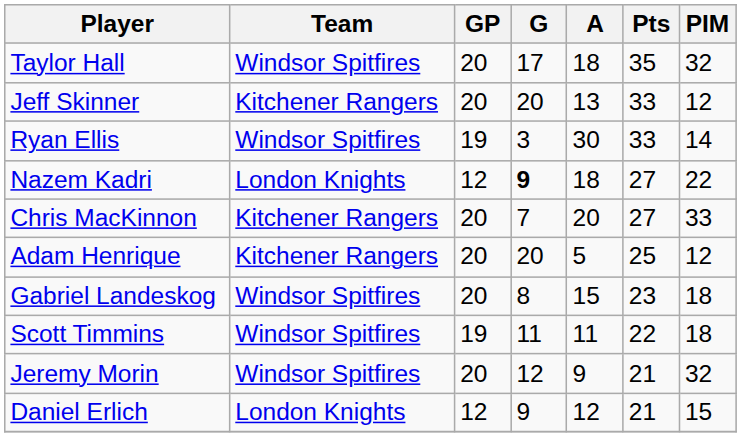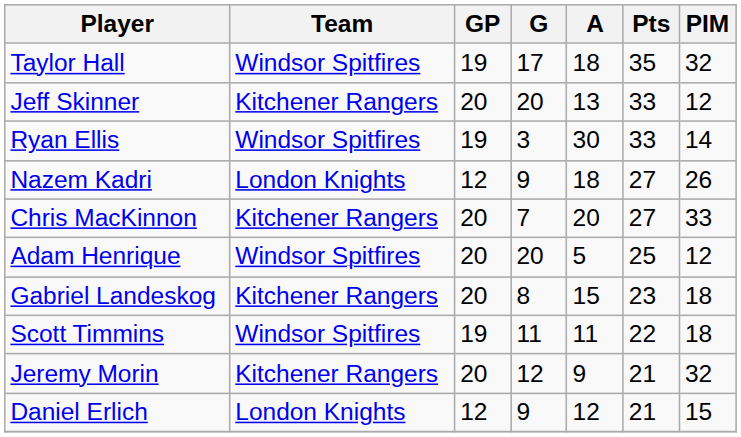(474, 62) 20 -> (474, 62) 19
(523, 179) bold -> (523, 179) normal
(699, 179) 22 -> (699, 179) 26
(337, 256) Kitchener Rangers -> (328, 256) Windsor Spitfires
(328, 295) Windsor Spitfires -> (337, 295) Kitchener Rangers
(328, 373) Windsor Spitfires -> (337, 373) Kitchener Rangers
